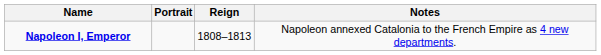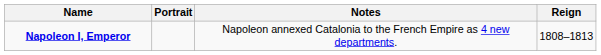columns swapped: (224, 13) <-> (425, 13)
